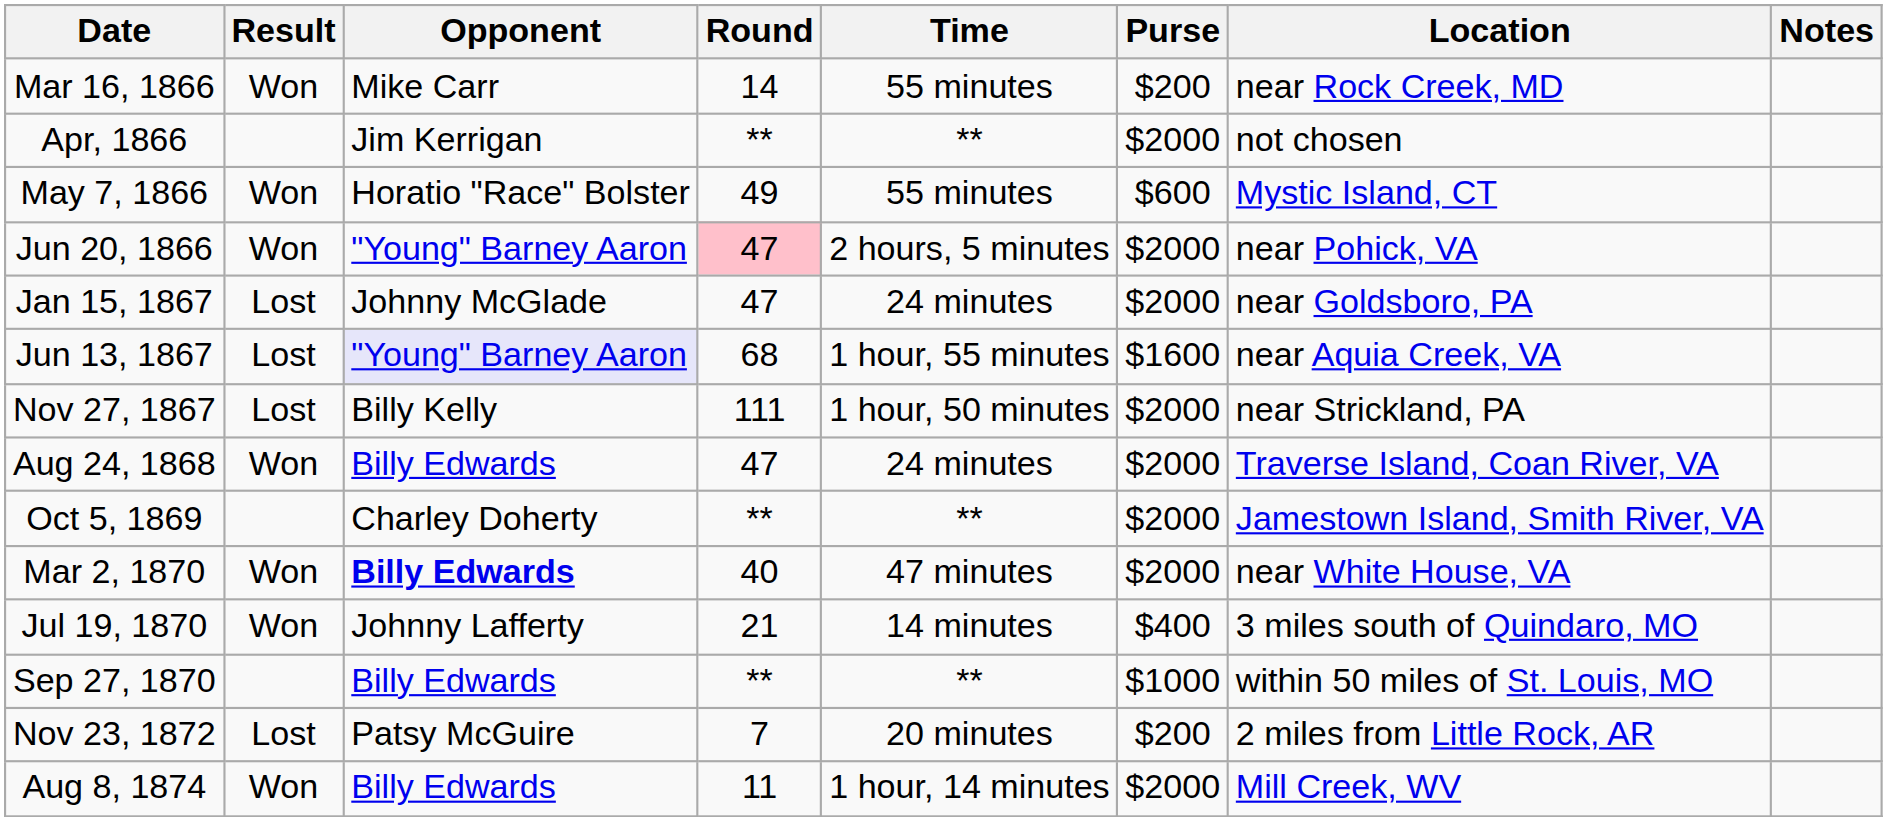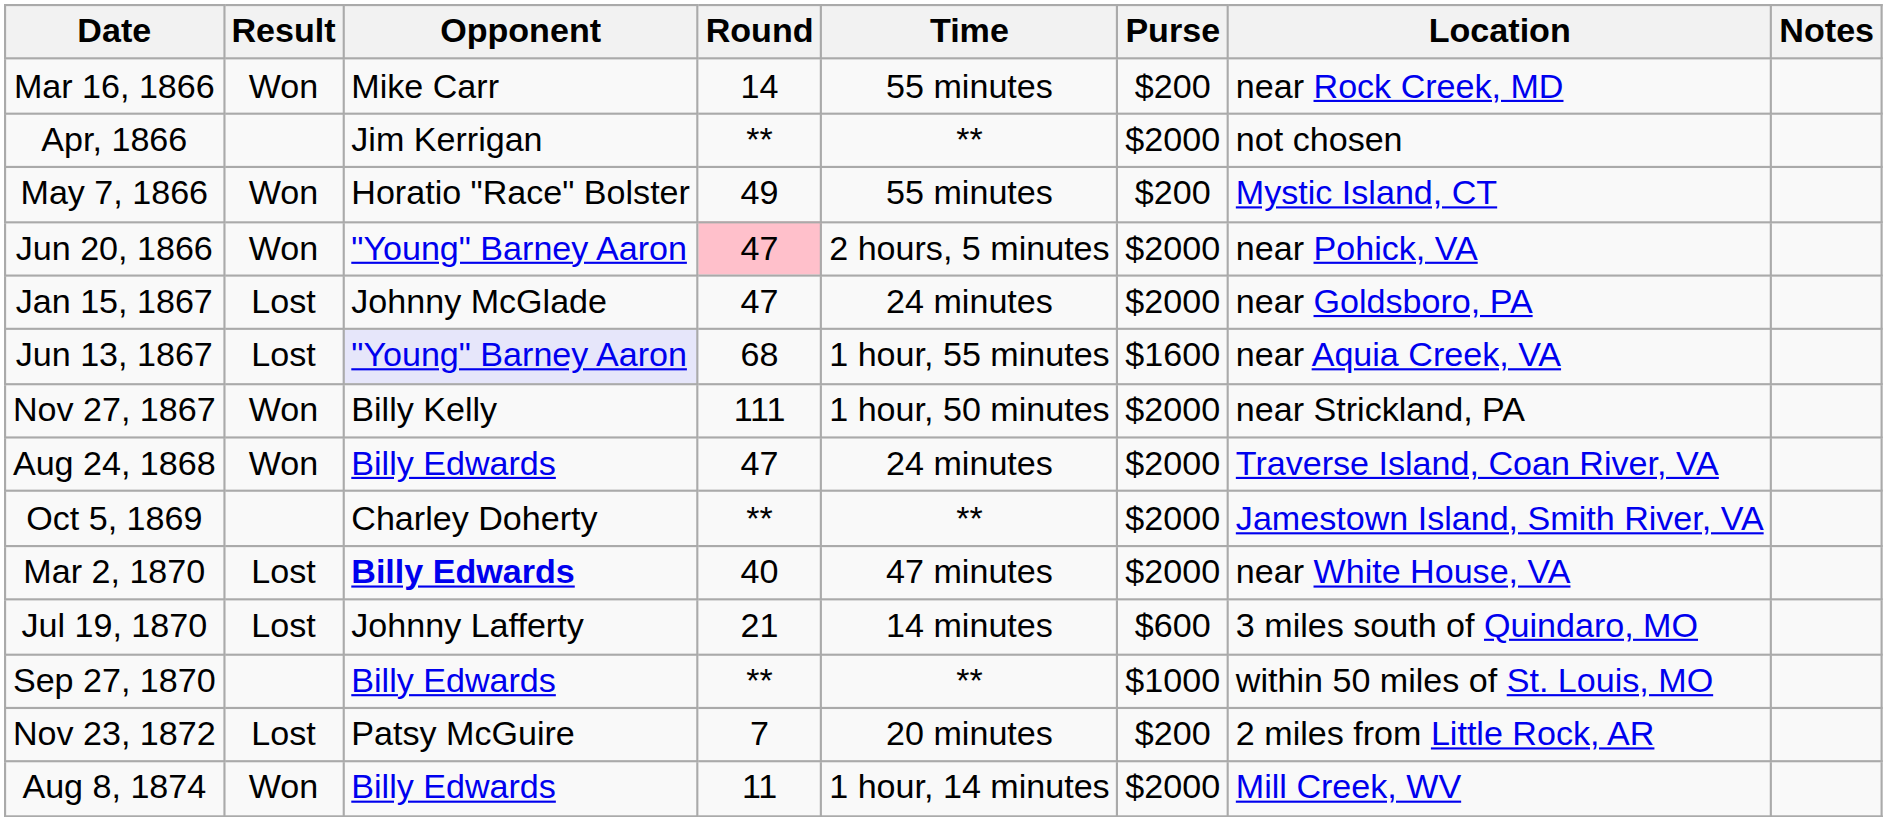(1173, 193) $600 -> (1173, 193) $200
(283, 409) Lost -> (283, 409) Won
(283, 572) Won -> (283, 572) Lost
(283, 626) Won -> (283, 626) Lost
(1173, 626) $400 -> (1173, 626) $600
